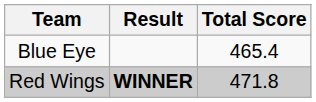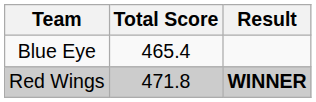columns swapped: (254, 19) <-> (153, 19)
